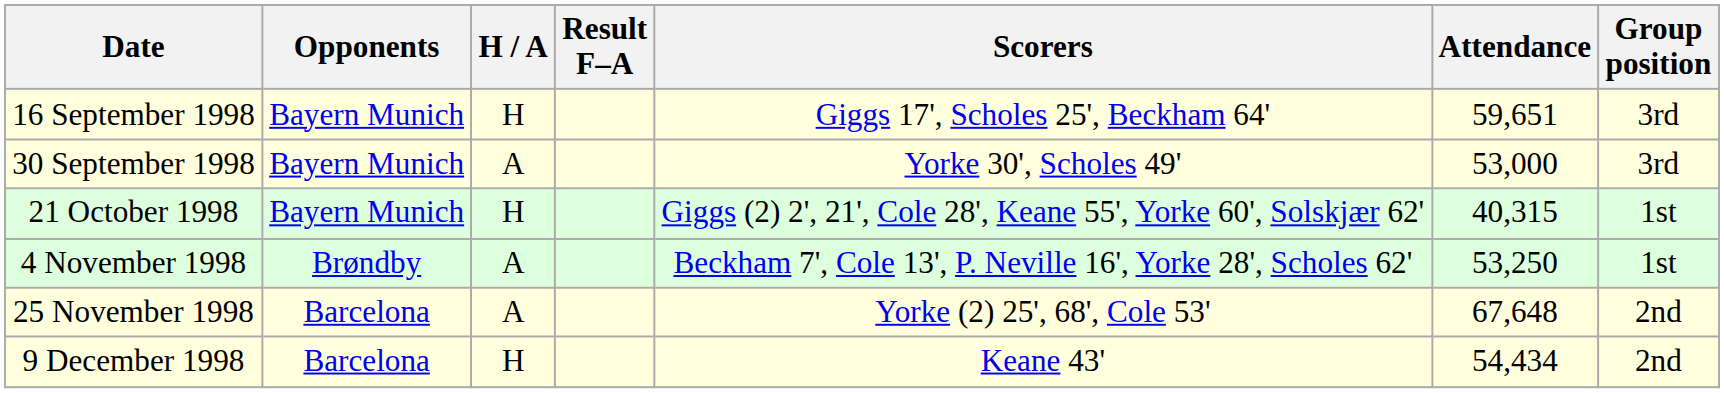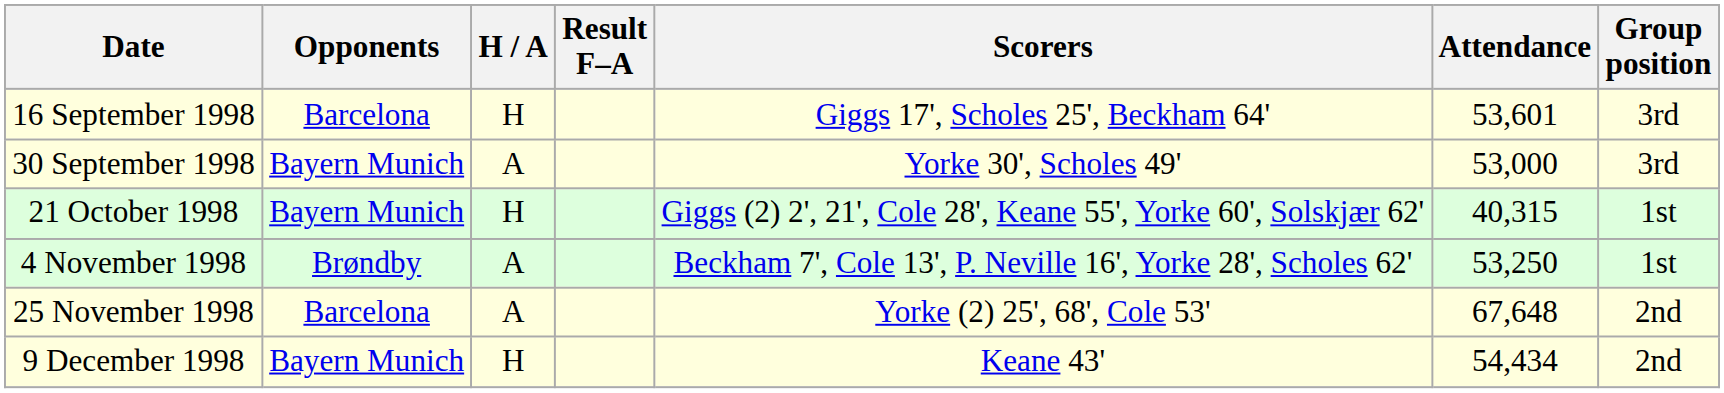(367, 113) Bayern Munich -> (367, 113) Barcelona
(1515, 113) 59,651 -> (1515, 113) 53,601
(367, 361) Barcelona -> (367, 361) Bayern Munich
